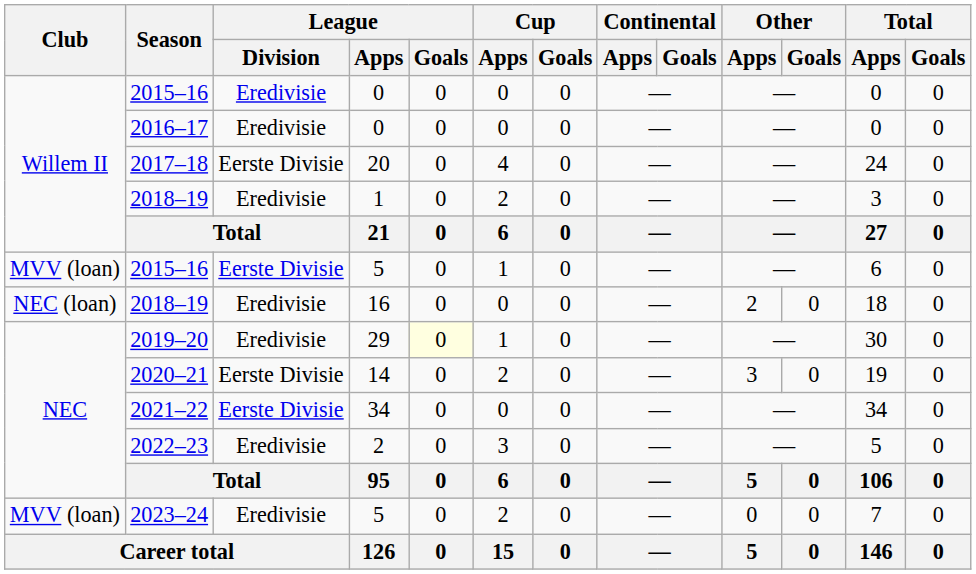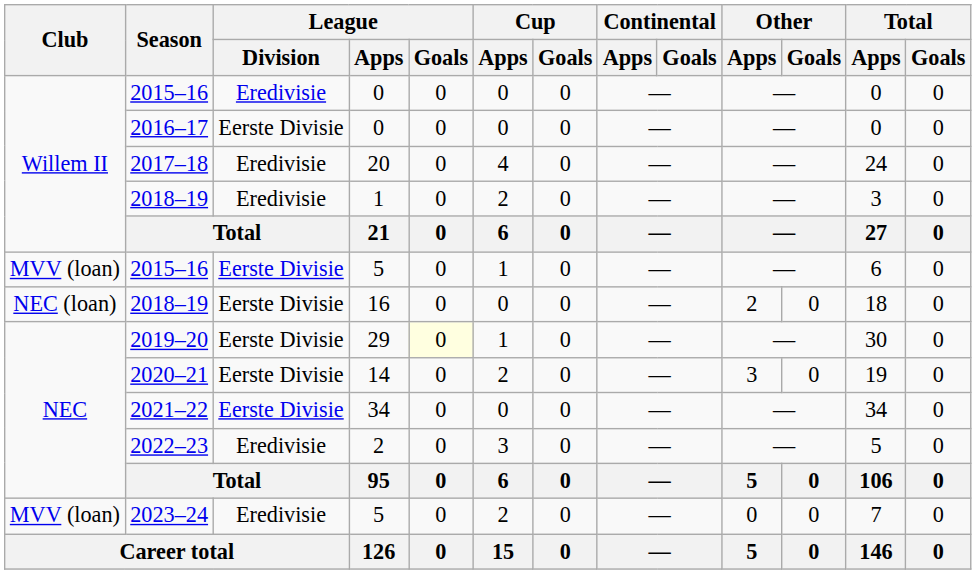(281, 127) Eredivisie -> (281, 127) Eerste Divisie
(281, 163) Eerste Divisie -> (281, 163) Eredivisie
(281, 304) Eredivisie -> (281, 304) Eerste Divisie
(281, 339) Eredivisie -> (281, 339) Eerste Divisie
